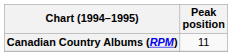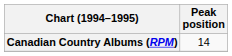(204, 42) 11 -> (204, 42) 14
